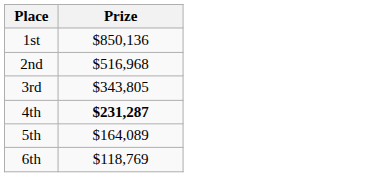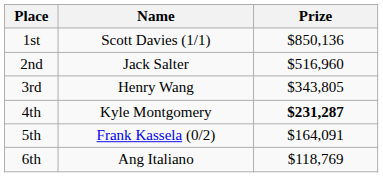+ column: (156, 16)
(121, 64) $516,968 -> (316, 64) $516,960
(121, 135) $164,089 -> (316, 135) $164,091
